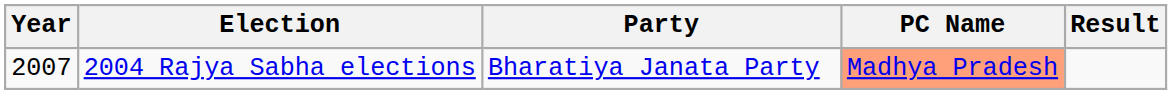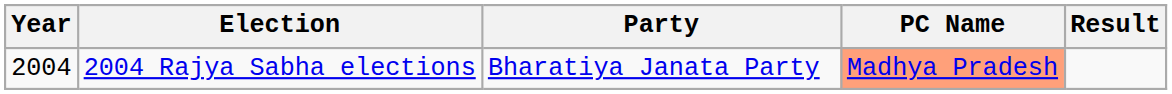(41, 68) 2007 -> (41, 68) 2004
